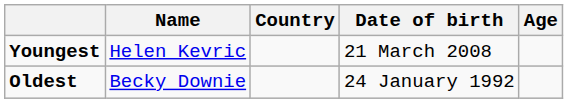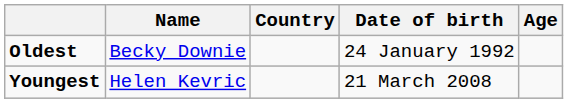rows swapped: (55, 51) <-> (43, 82)
